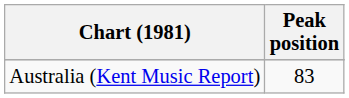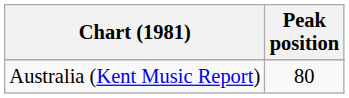(304, 76) 83 -> (304, 76) 80
